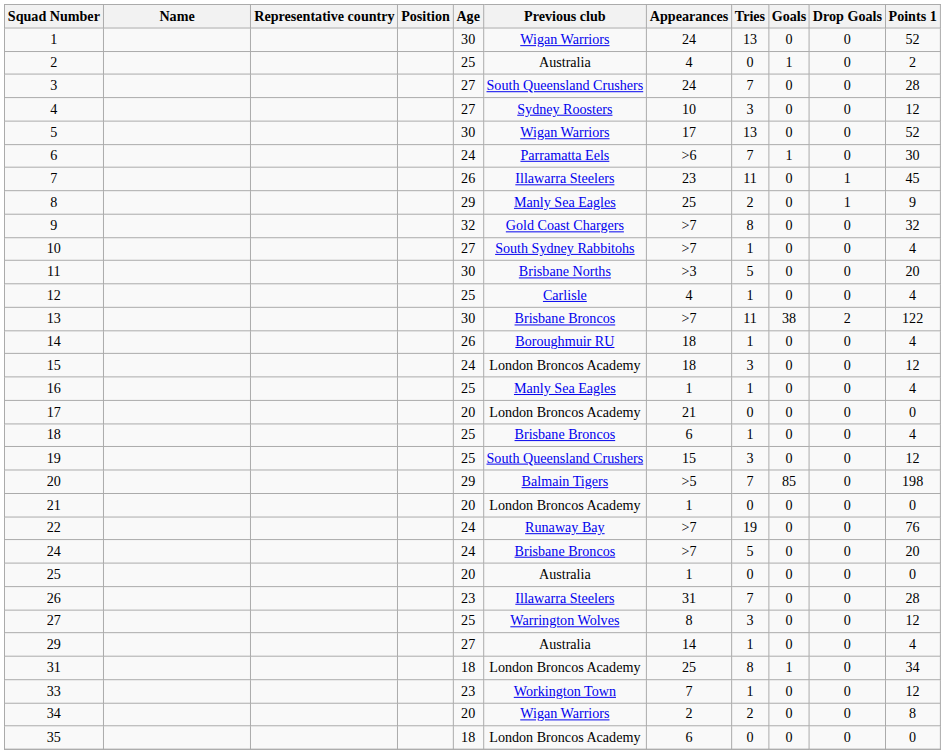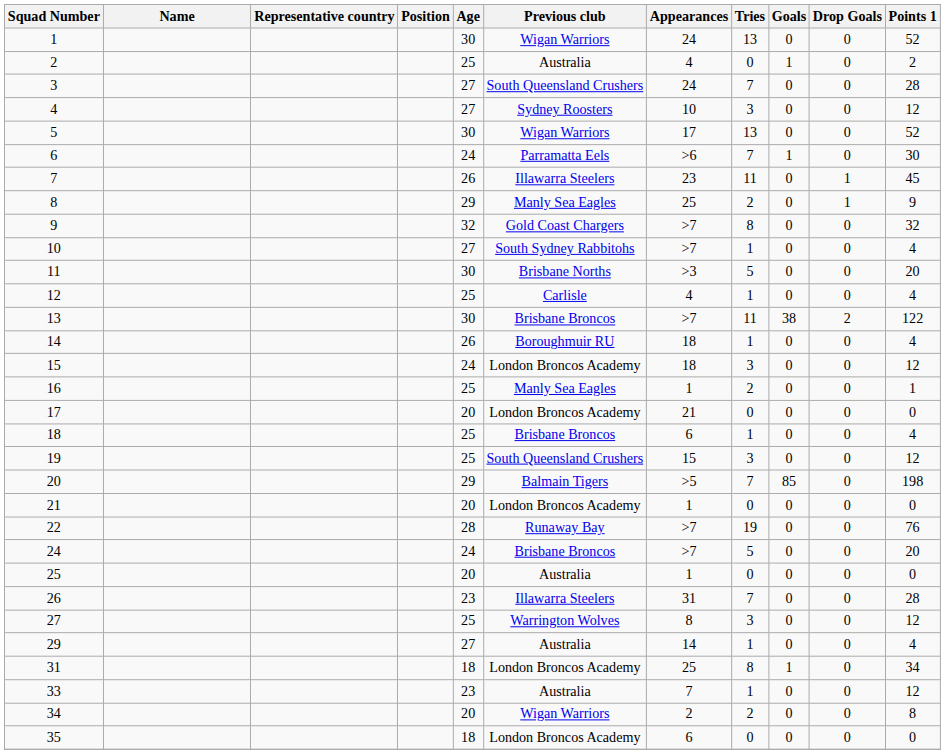(750, 388) 1 -> (750, 388) 2
(913, 388) 4 -> (913, 388) 1
(468, 528) 24 -> (468, 528) 28
(565, 691) Workington Town -> (565, 691) Australia
